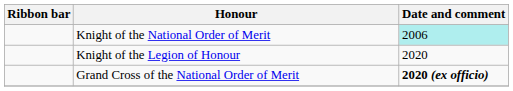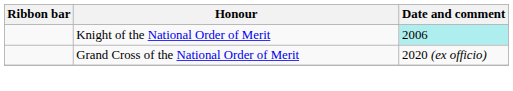- row: (158, 55)
(445, 75) bold -> (444, 55) normal
